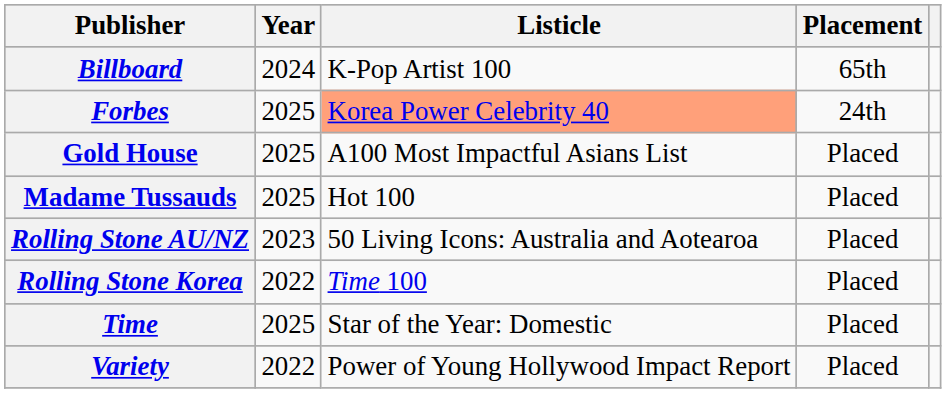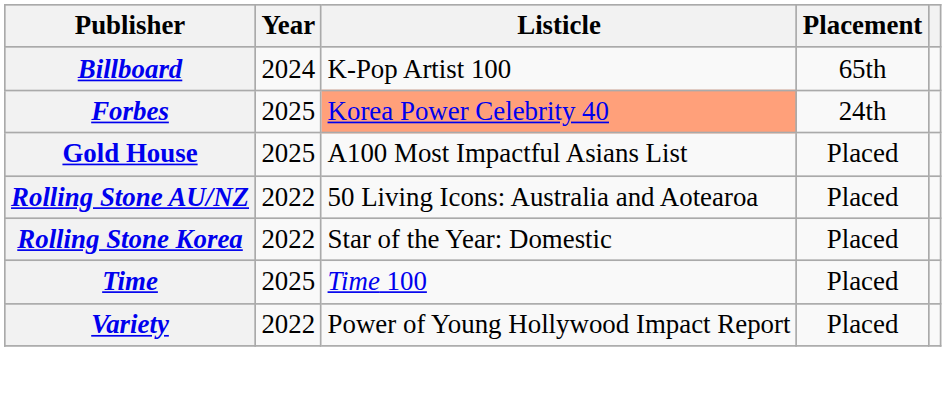- row: (130, 196)
(288, 238) 2023 -> (288, 196) 2022
(377, 281) Time 100 -> (470, 238) Star of the Year: Domestic
(470, 324) Star of the Year: Domestic -> (377, 281) Time 100
